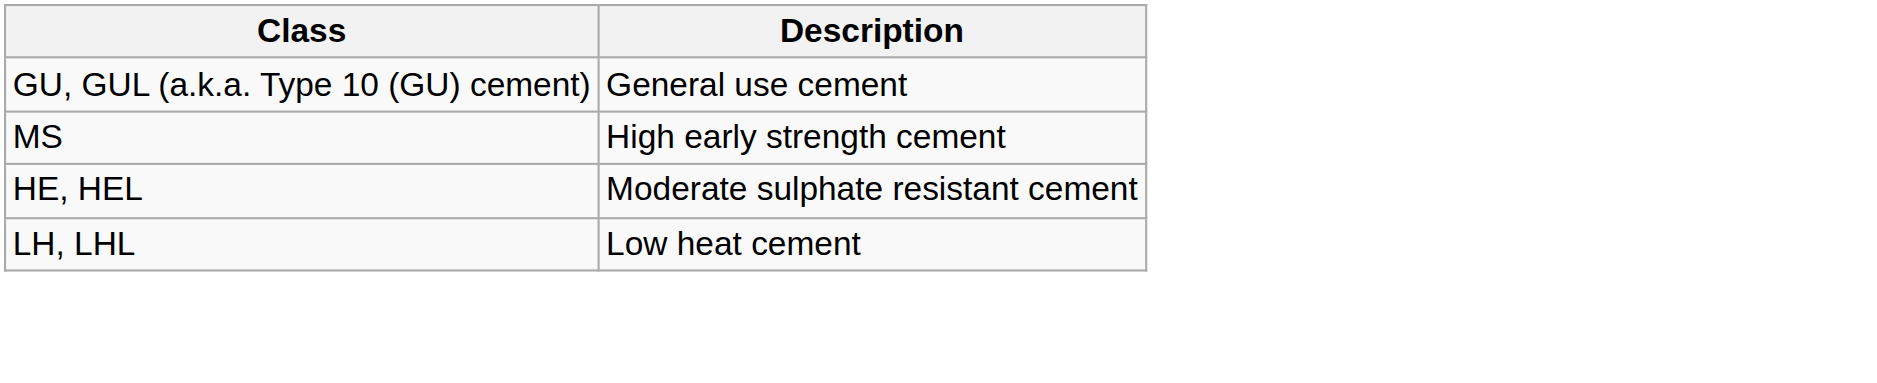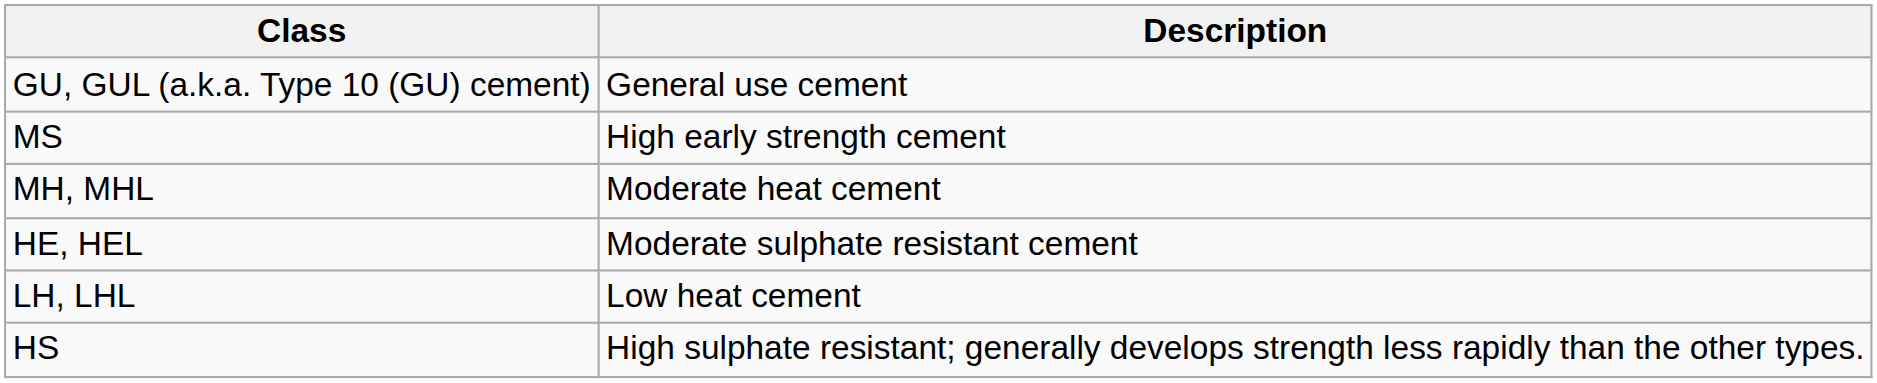+ row: (83, 190)
+ row: (36, 349)
